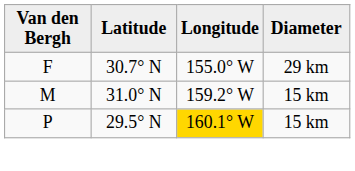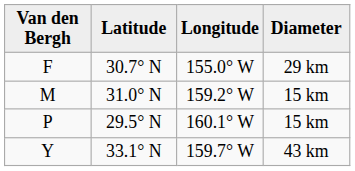(220, 123) gold background -> (220, 123) no background
+ row: (48, 151)
